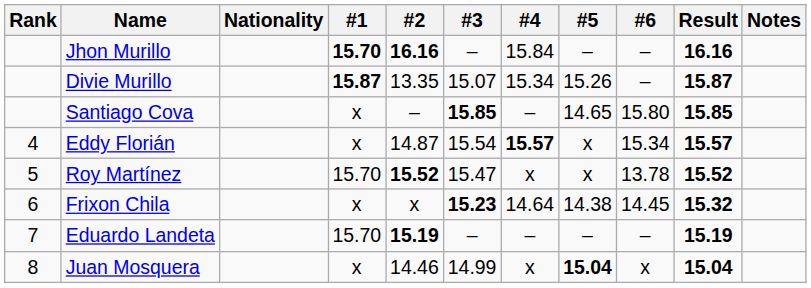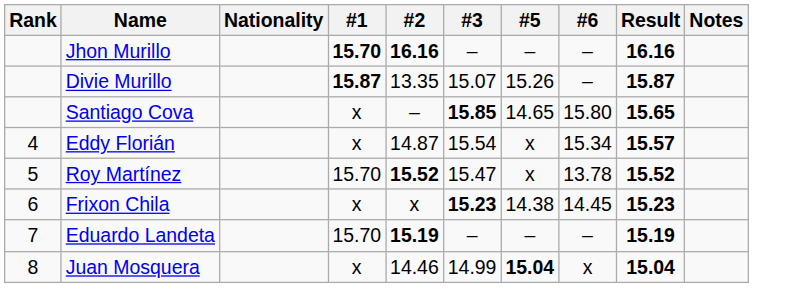- column: (530, 20)
(708, 113) 15.85 -> (651, 113) 15.65
(708, 205) 15.32 -> (651, 205) 15.23
